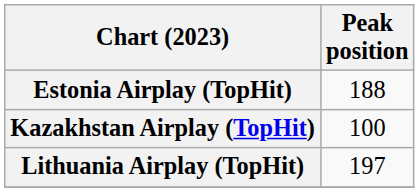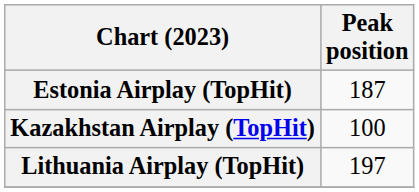(367, 89) 188 -> (367, 89) 187
